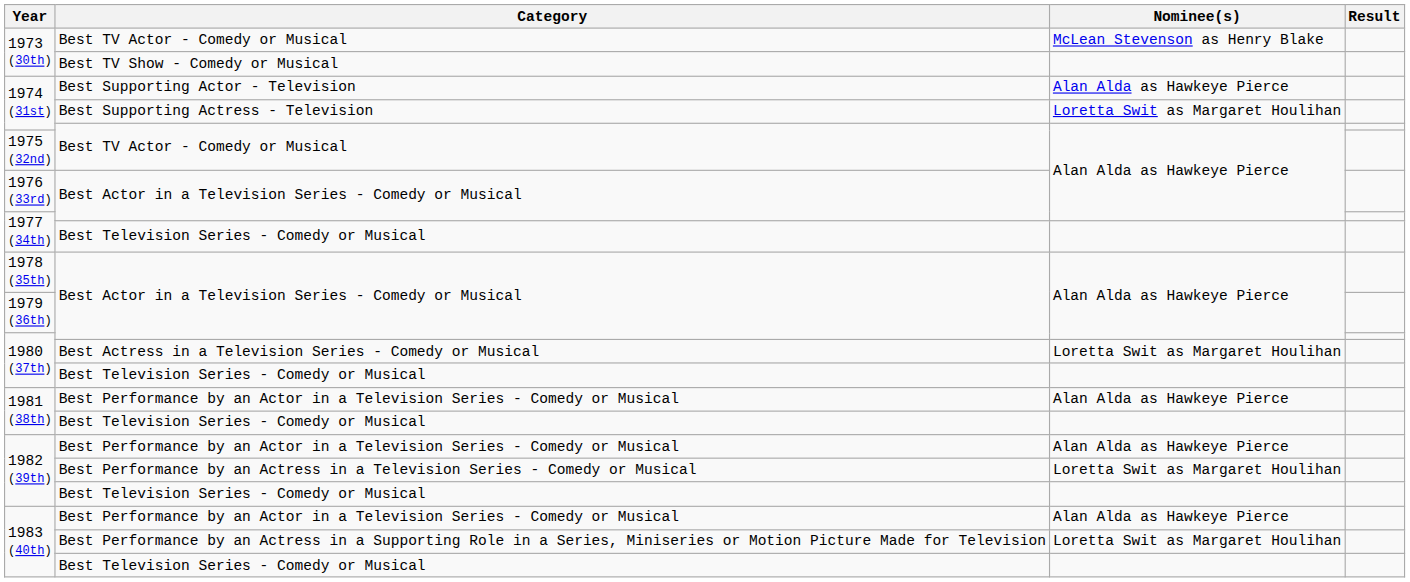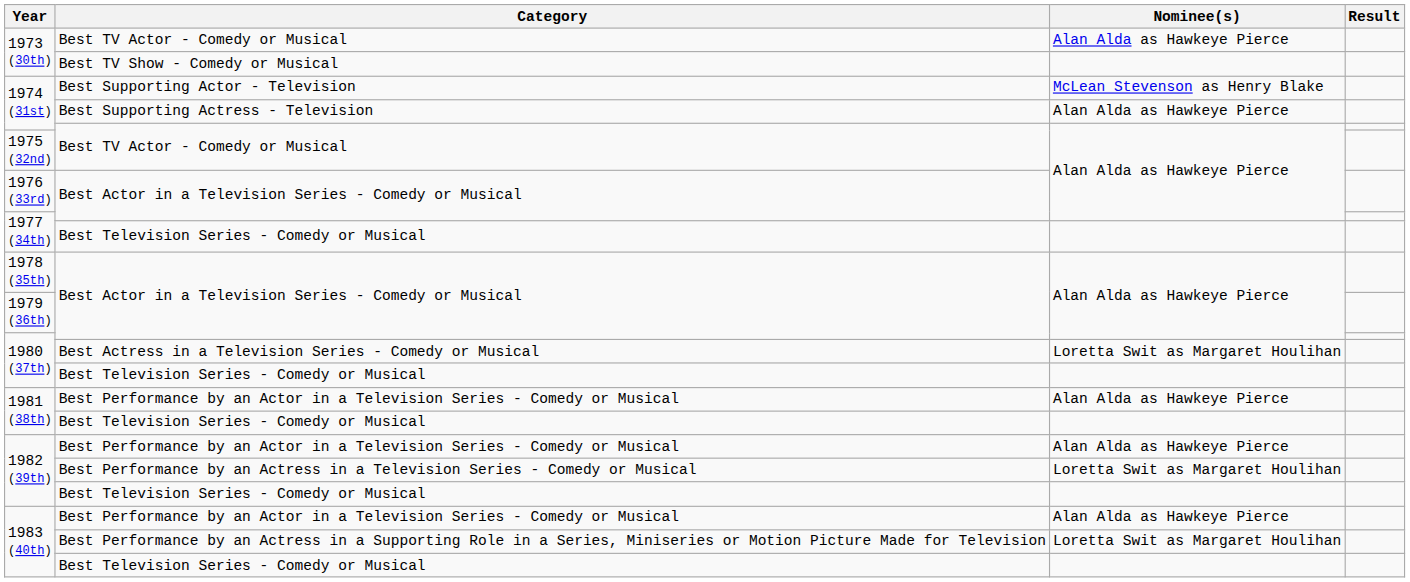(1188, 40) McLean Stevenson as Henry Blake -> (1171, 40) Alan Alda as Hawkeye Pierce
(1171, 88) Alan Alda as Hawkeye Pierce -> (1188, 88) McLean Stevenson as Henry Blake
(1197, 111) Loretta Swit as Margaret Houlihan -> (1171, 111) Alan Alda as Hawkeye Pierce
